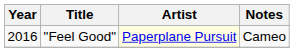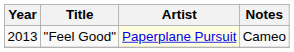(22, 36) 2016 -> (22, 36) 2013
